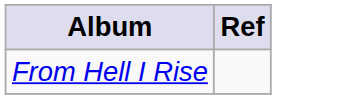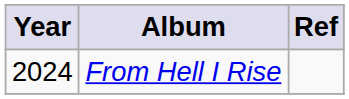+ column: (42, 26)
